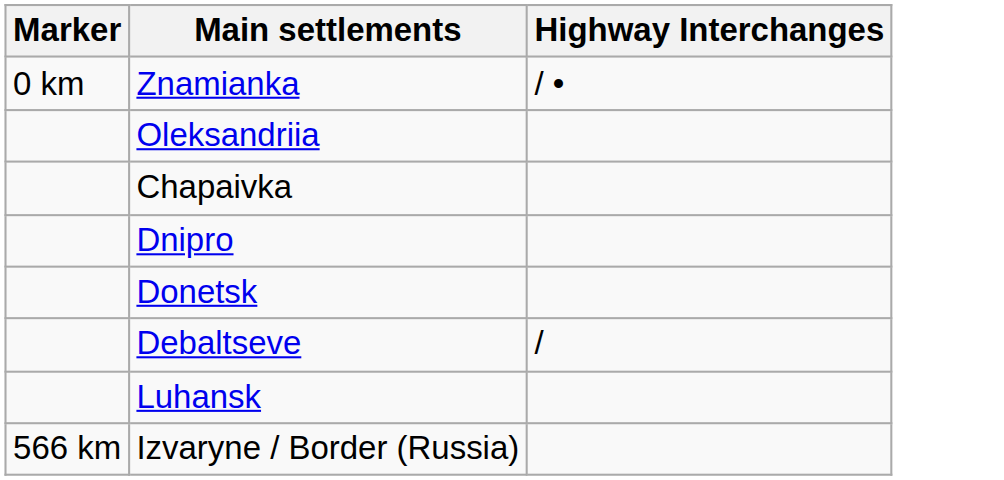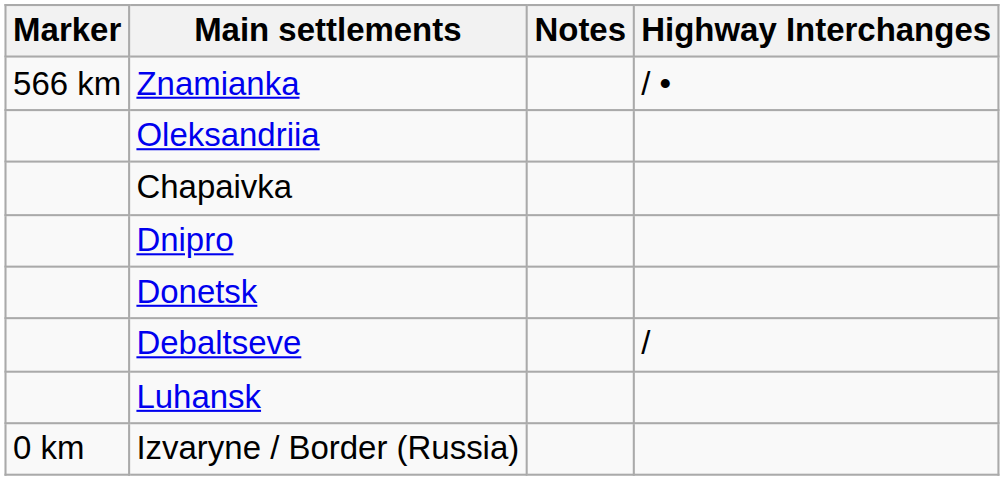+ column: (580, 30)
(49, 82) 0 km -> (67, 82) 566 km
(67, 448) 566 km -> (49, 448) 0 km
